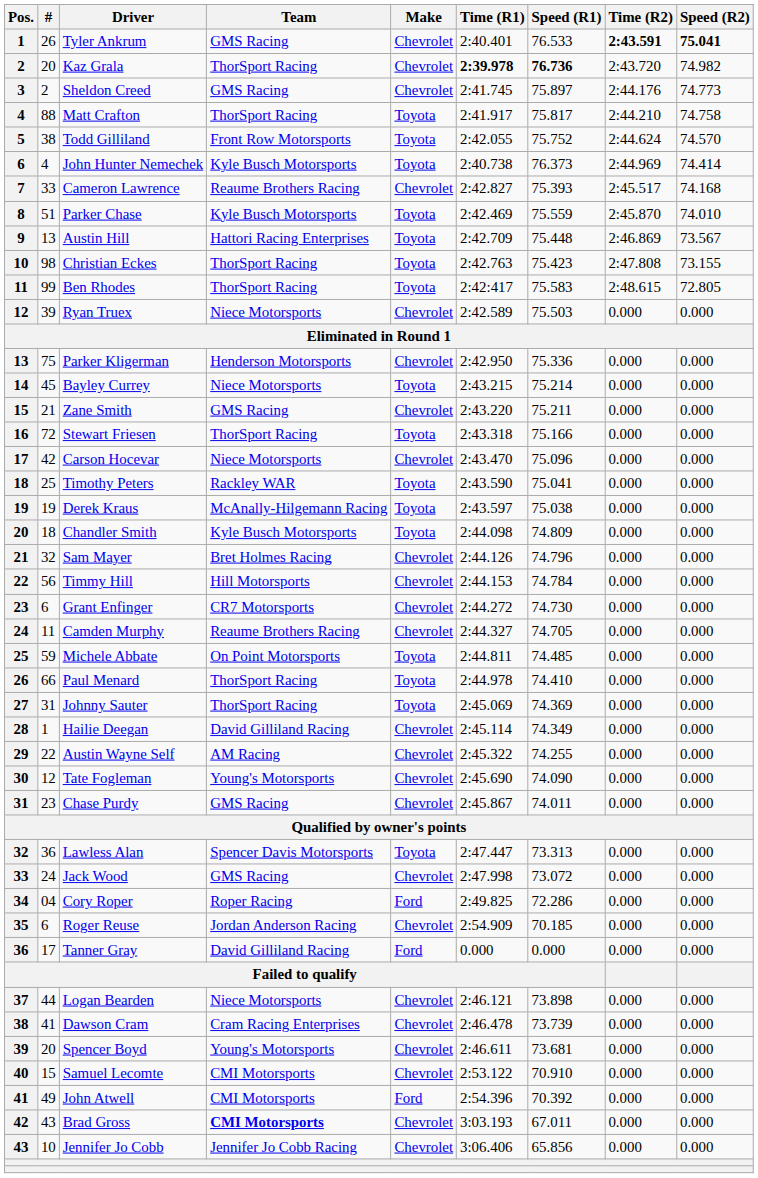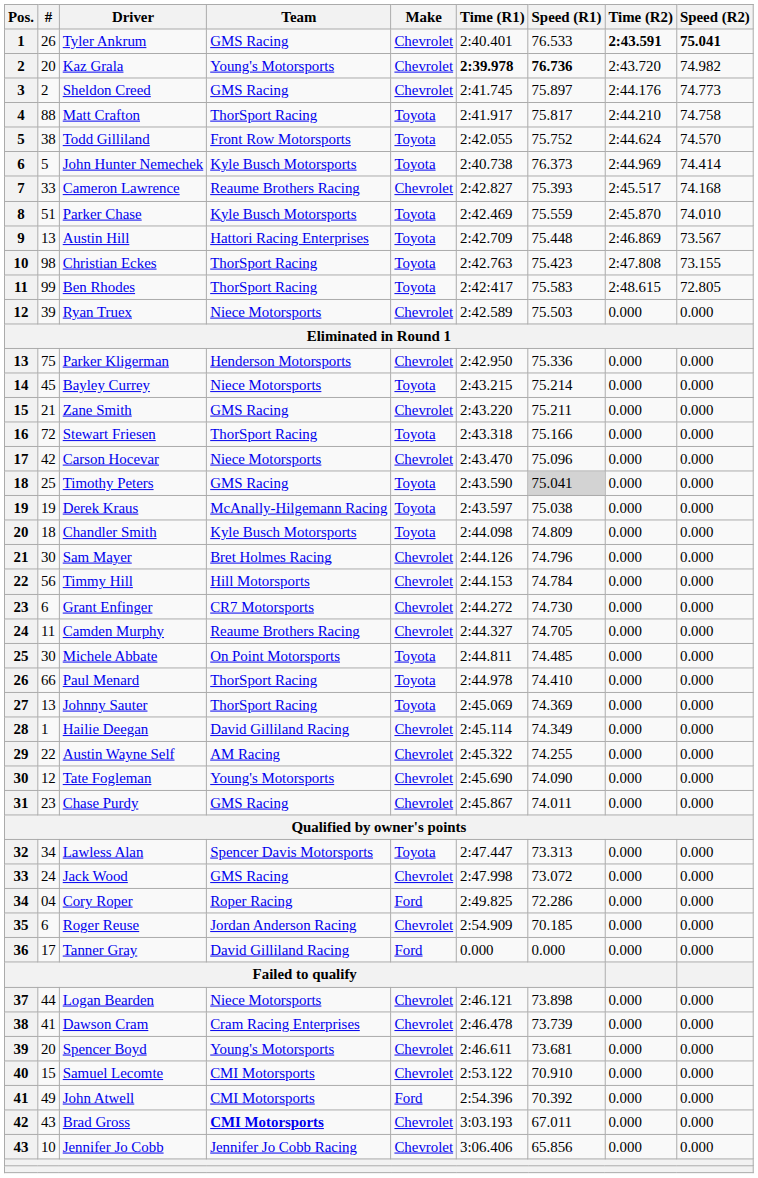(264, 66) ThorSport Racing -> (272, 66) Young's Motorsports
(45, 164) 4 -> (45, 164) 5
(253, 483) Rackley WAR -> (249, 483) GMS Racing
(552, 483) no background -> (552, 483) lightgrey background
(48, 557) 32 -> (48, 557) 30
(48, 655) 59 -> (48, 655) 30
(48, 704) 31 -> (48, 704) 13
(48, 852) 36 -> (48, 852) 34
